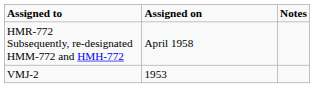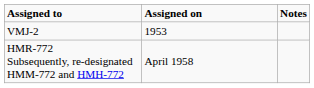rows swapped: (23, 74) <-> (70, 43)
